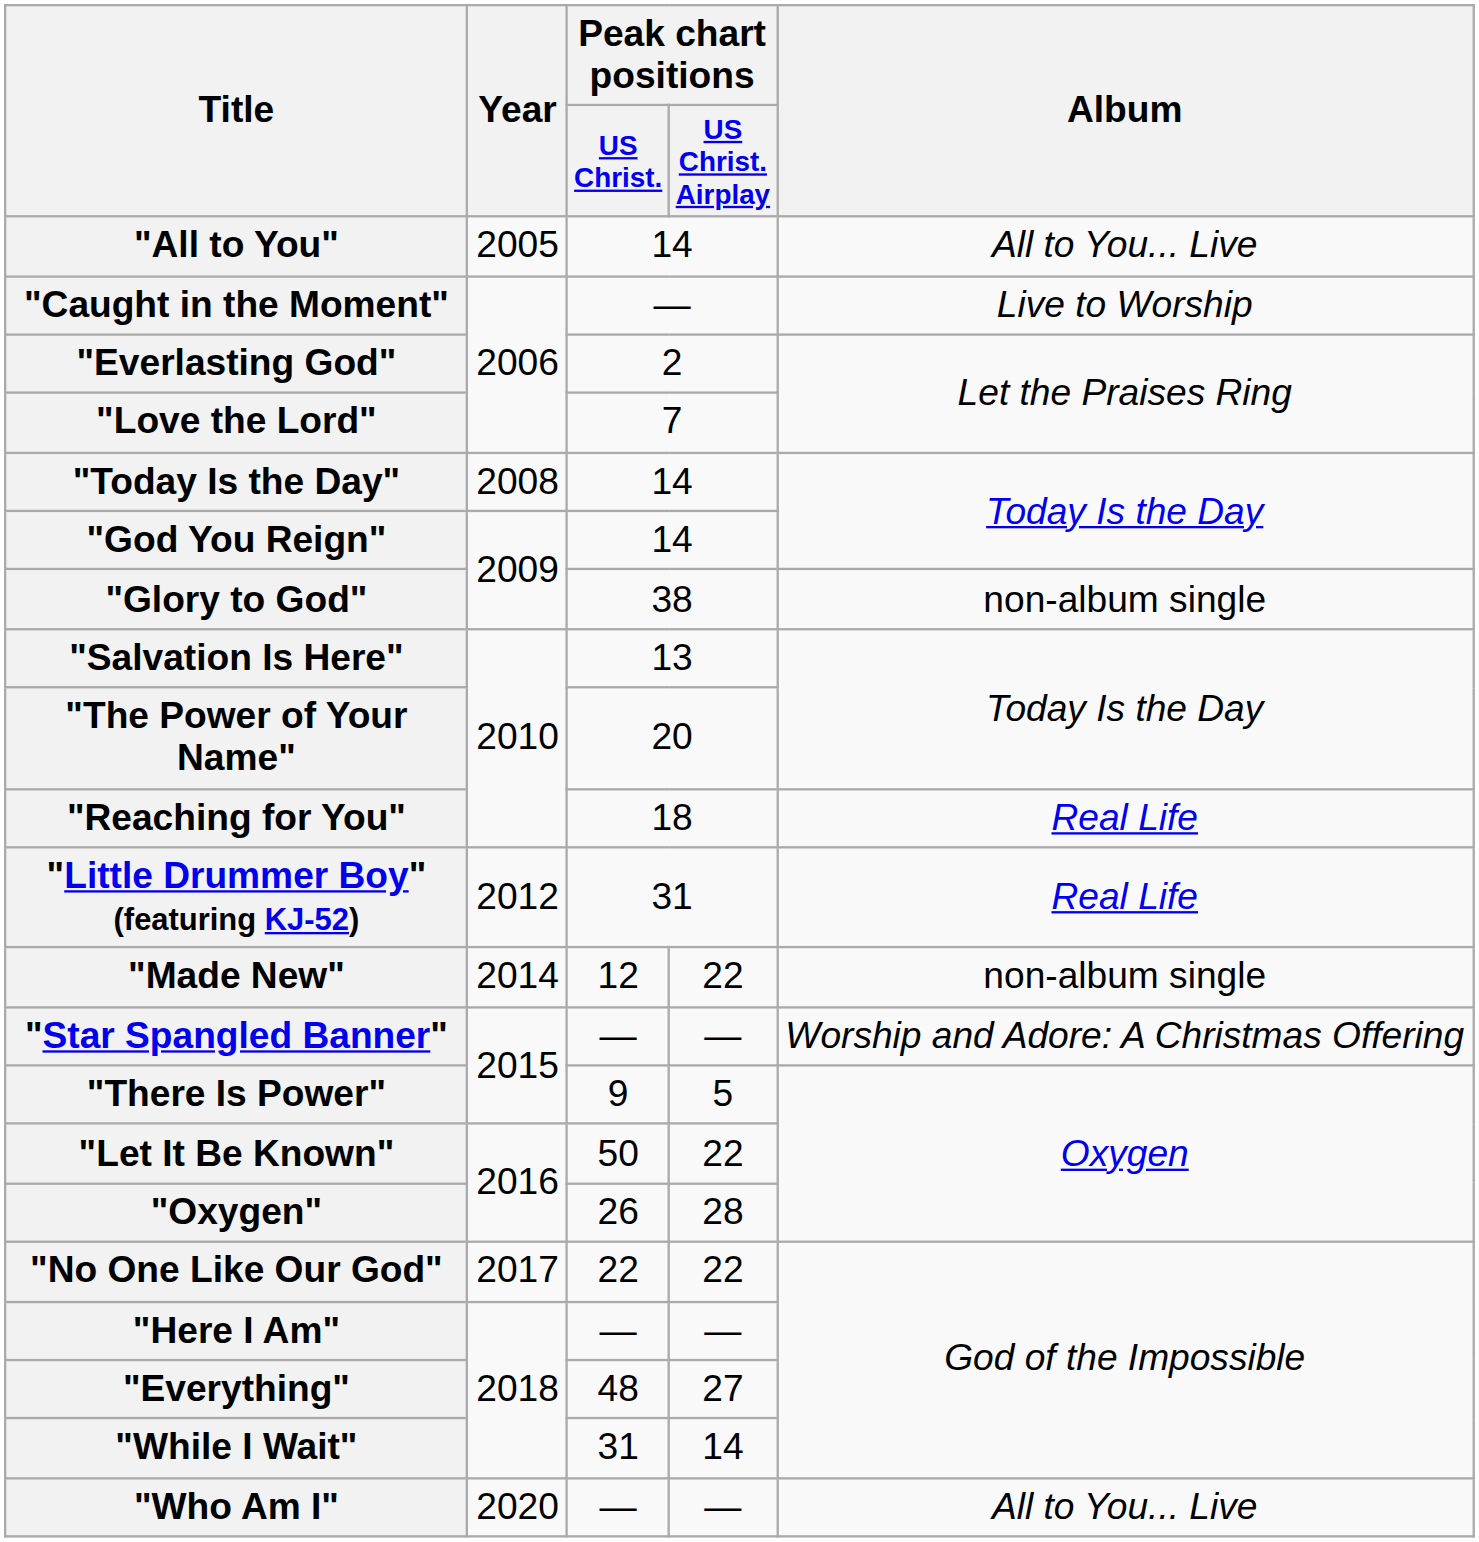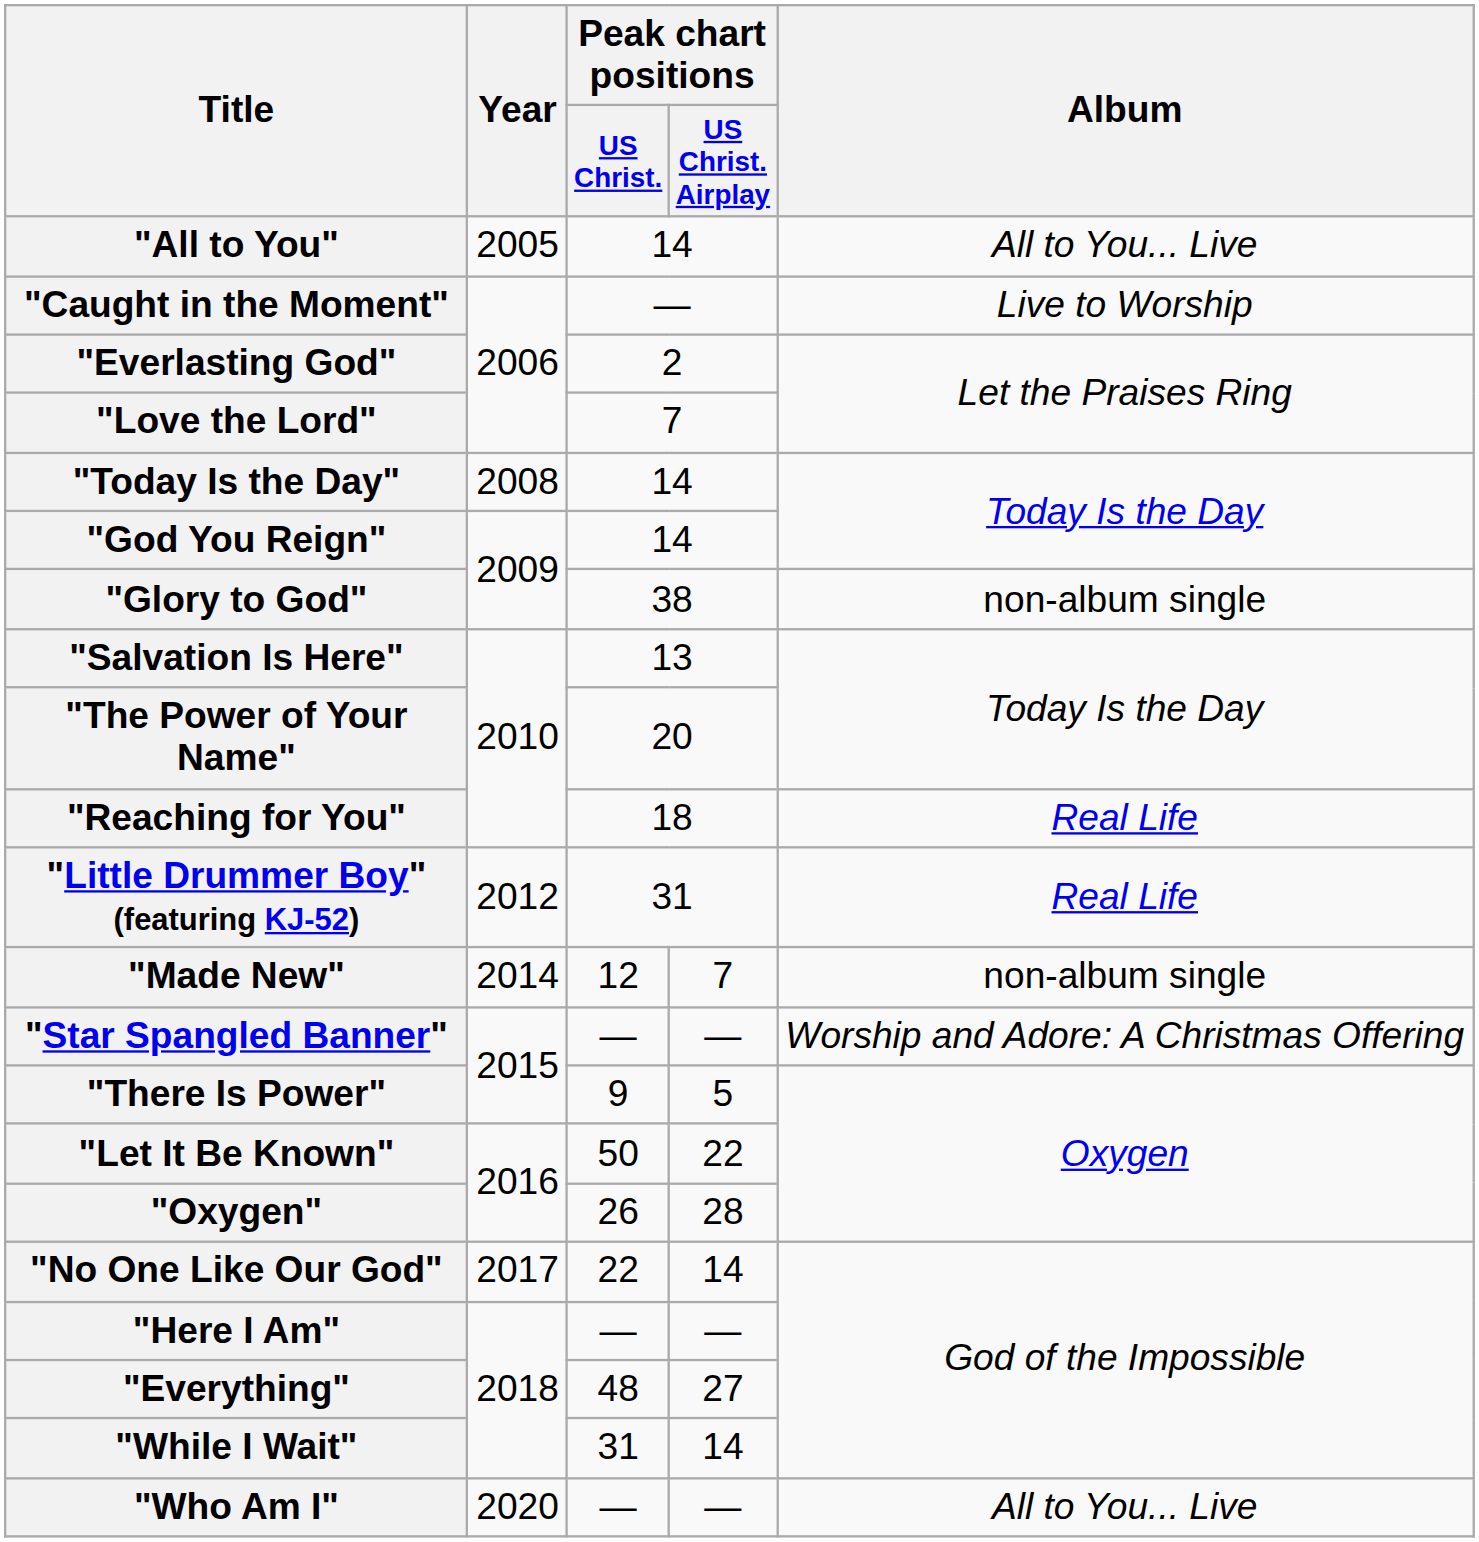(723, 976) 22 -> (723, 976) 7
(723, 1270) 22 -> (723, 1270) 14
